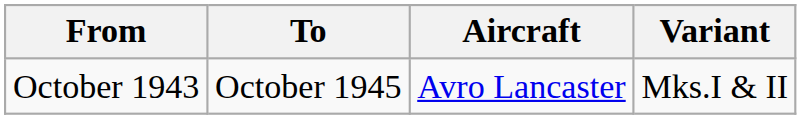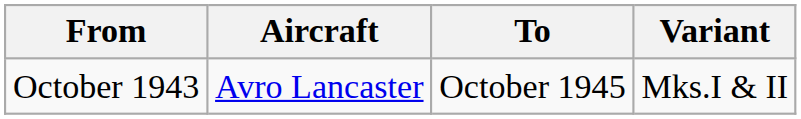columns swapped: (308, 31) <-> (521, 31)
